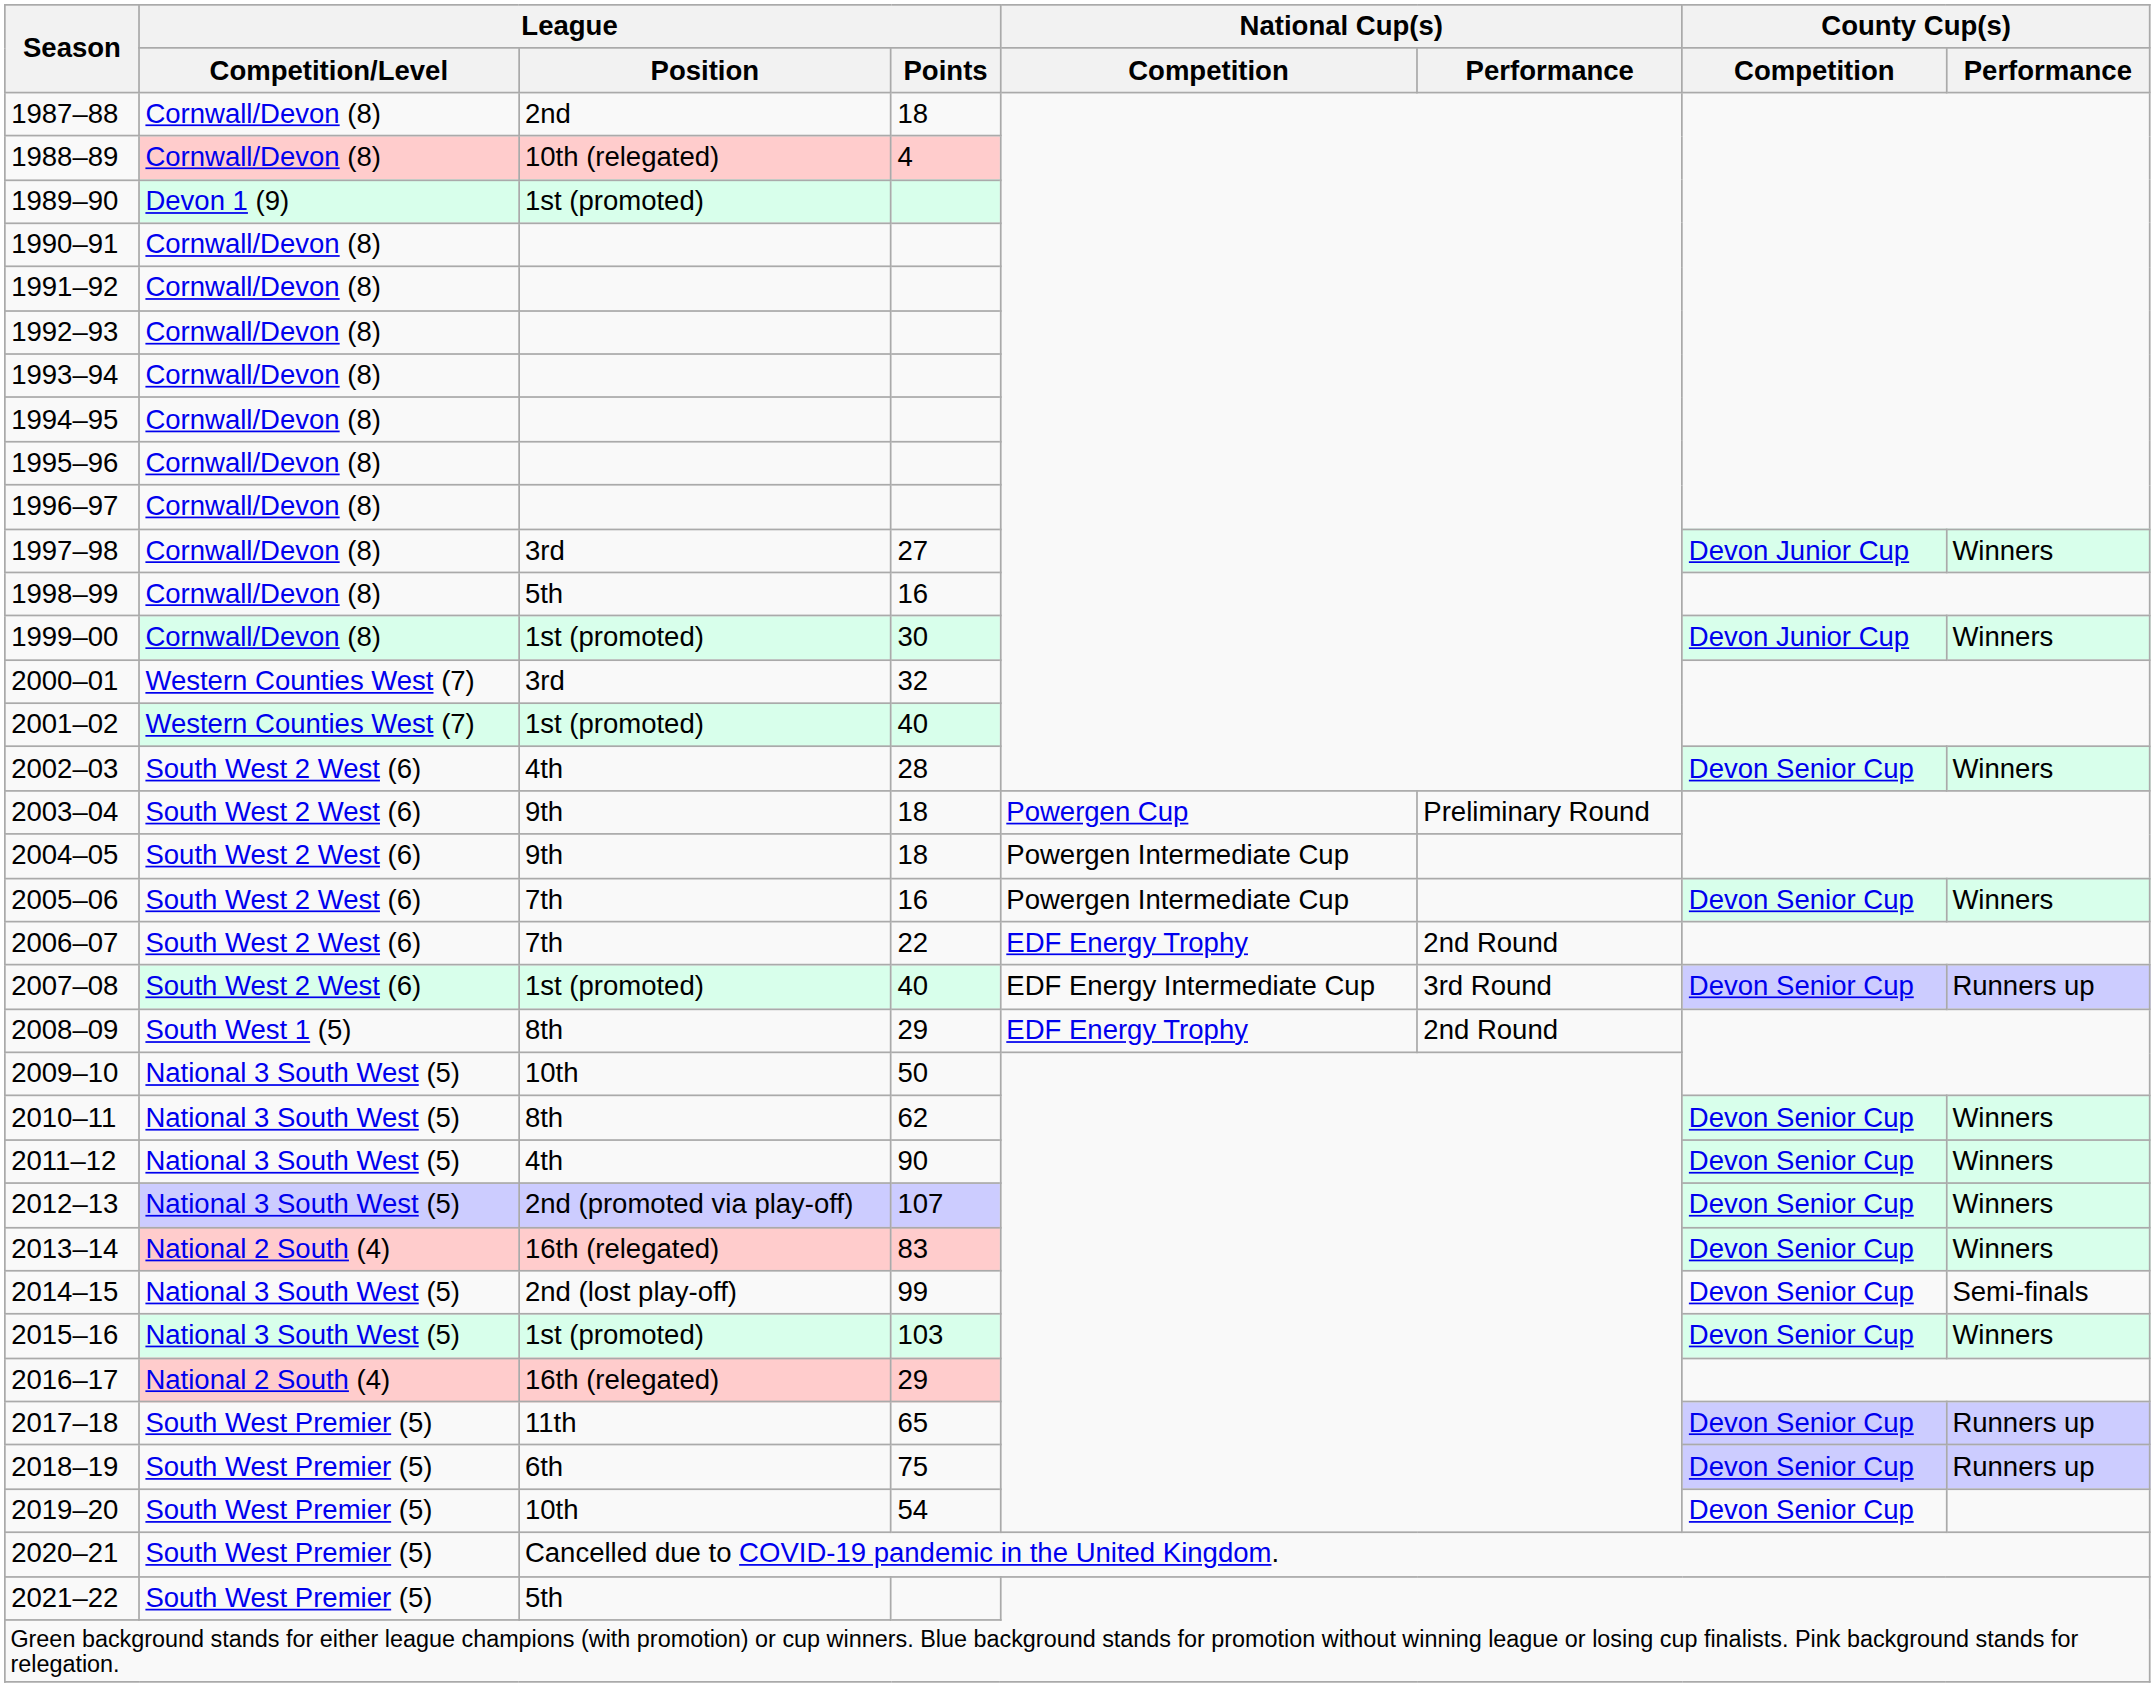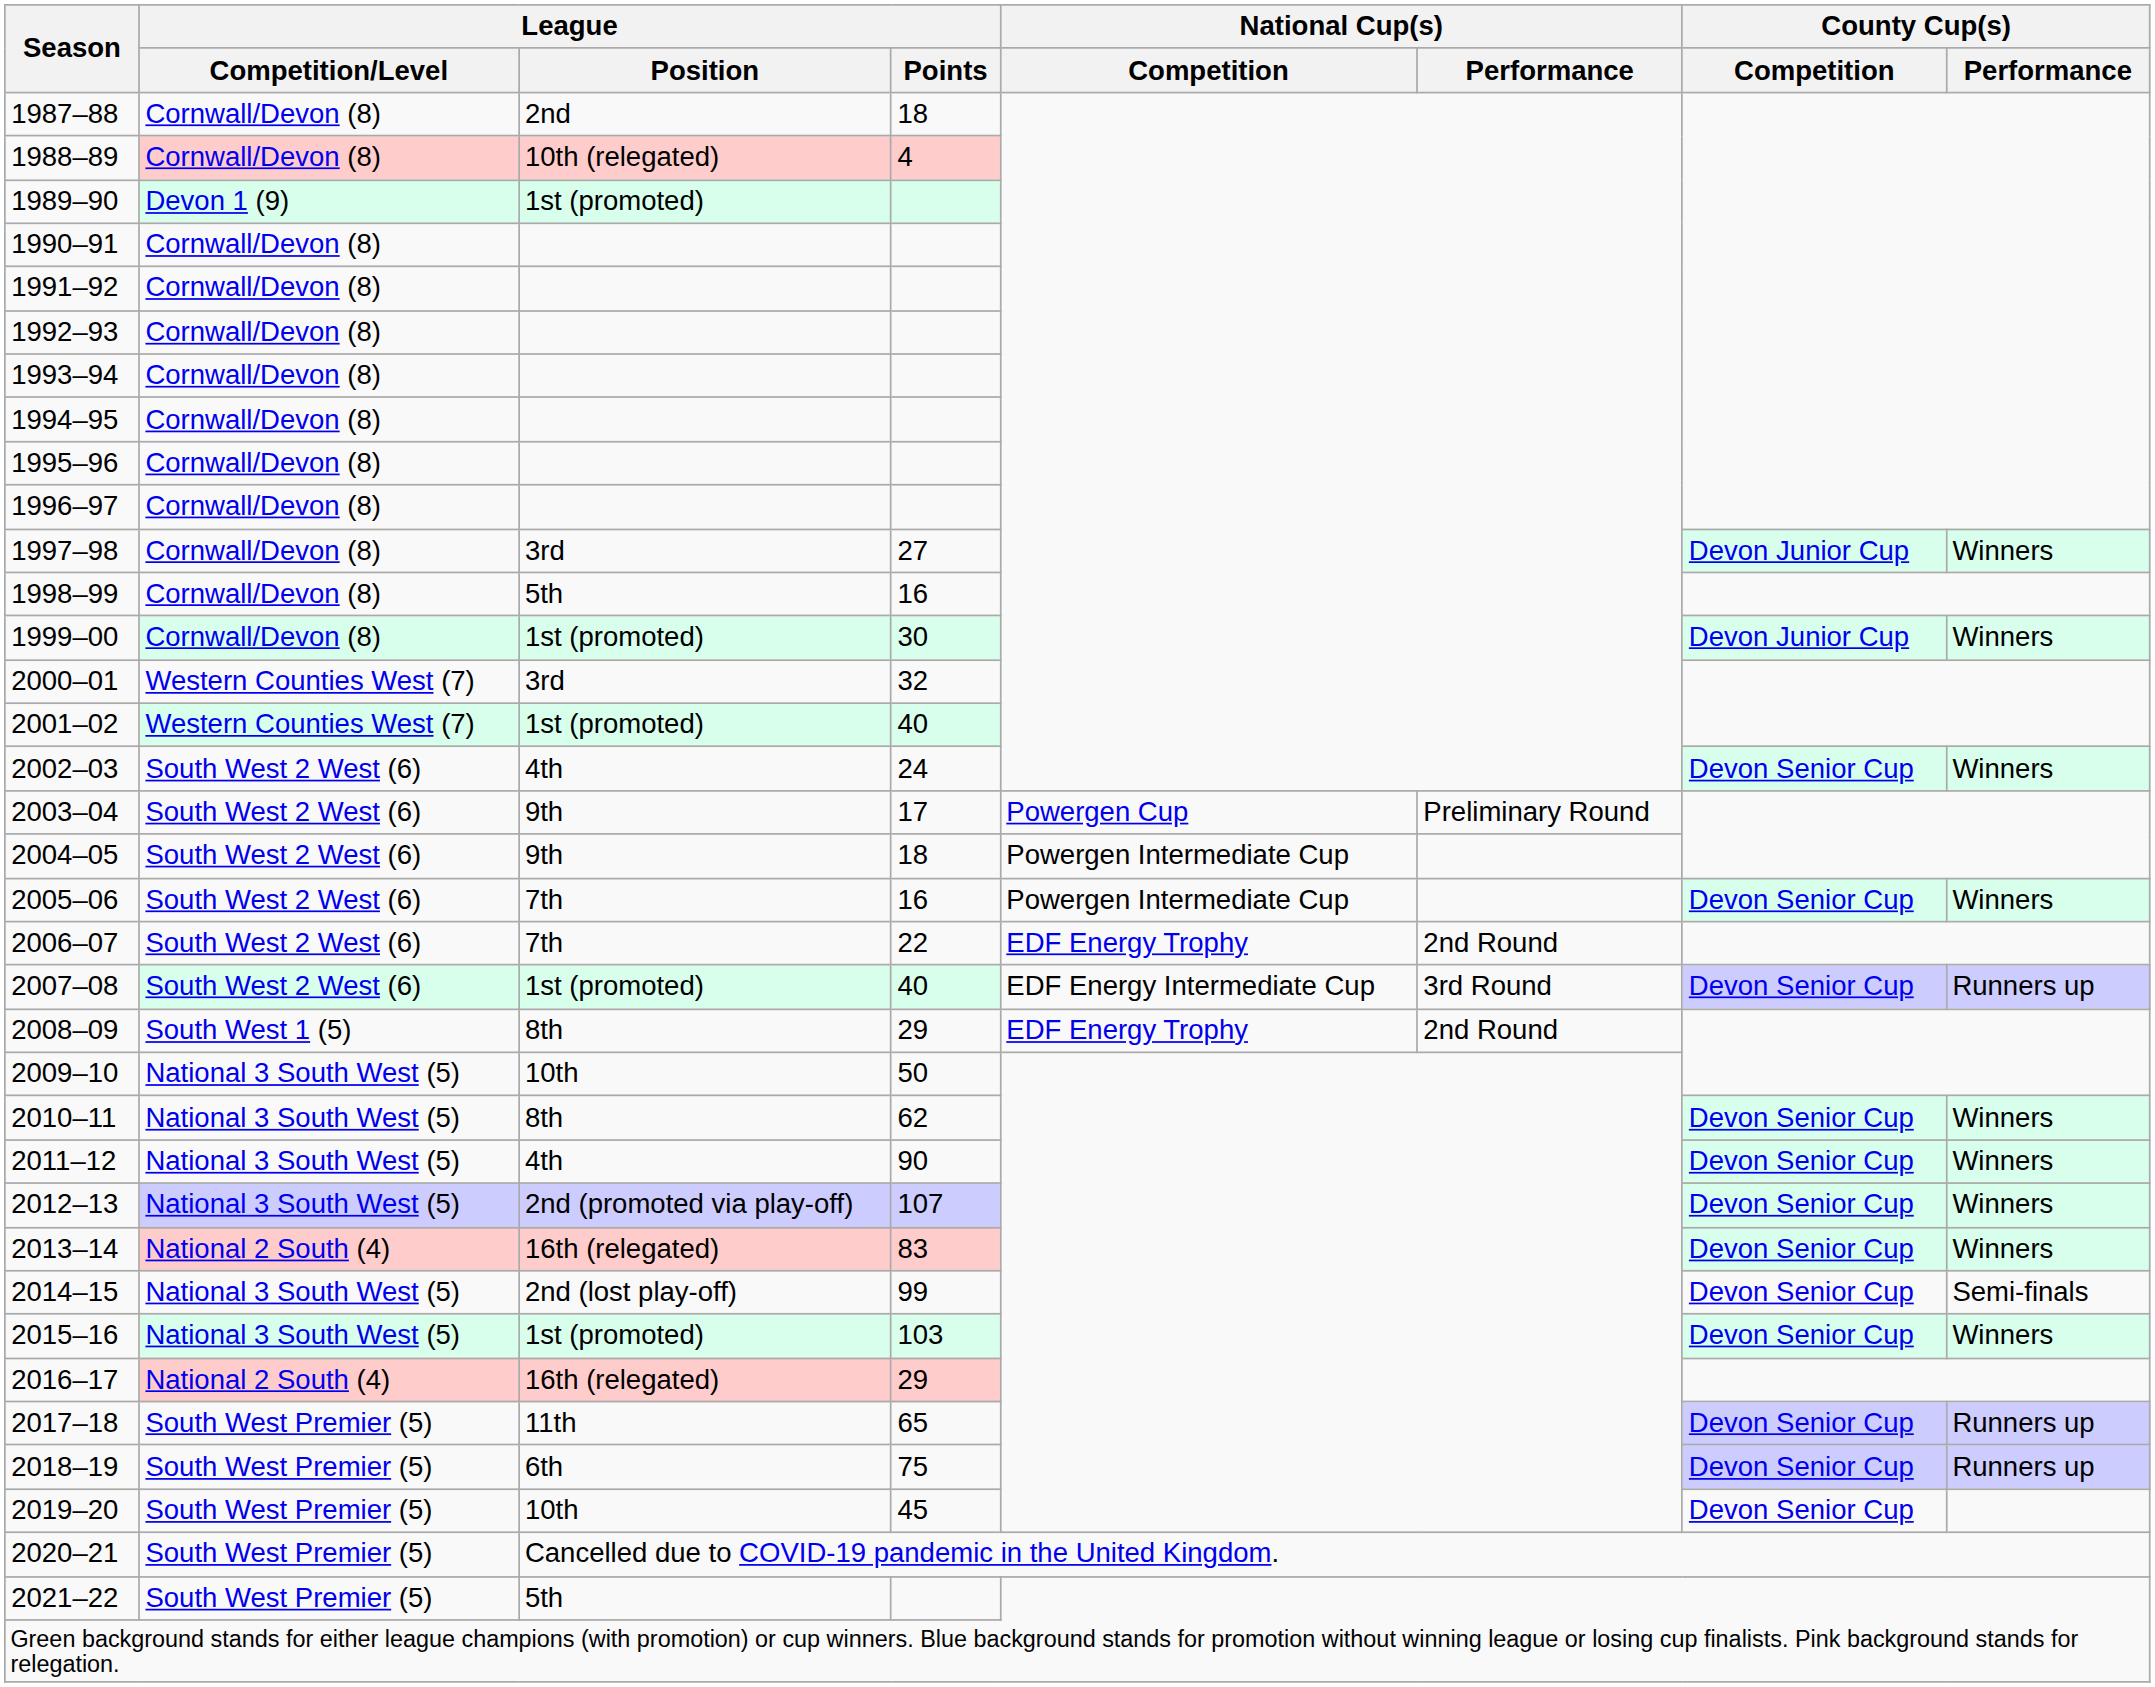(913, 768) 28 -> (913, 768) 24
(913, 811) 18 -> (913, 811) 17
(913, 1510) 54 -> (913, 1510) 45
